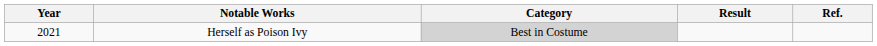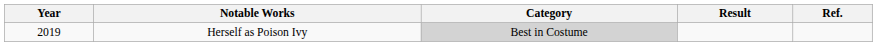(49, 32) 2021 -> (49, 32) 2019
